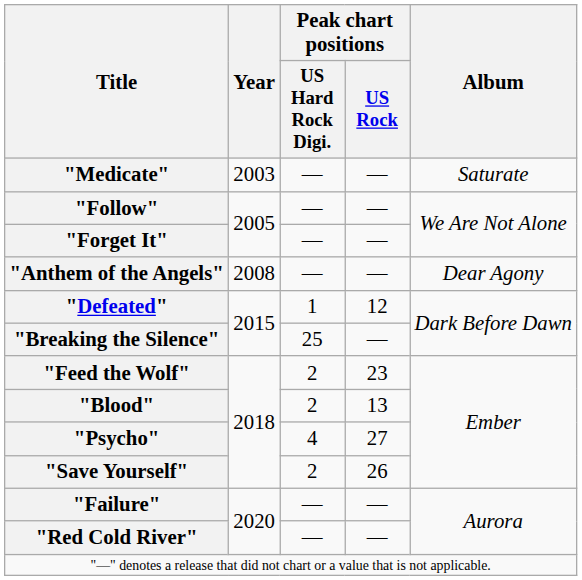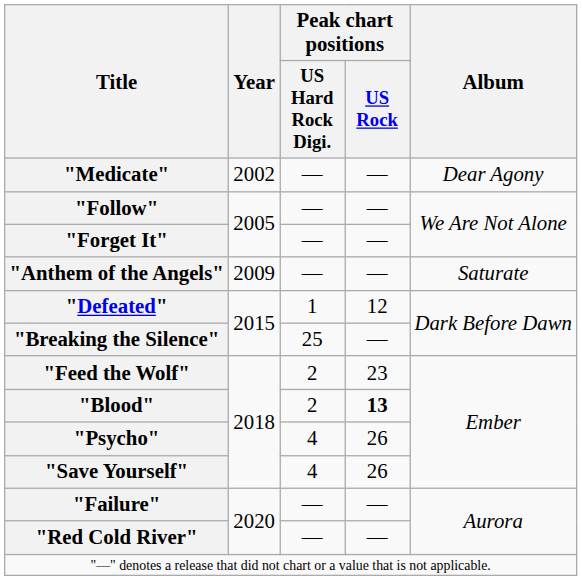(254, 174) 2003 -> (254, 174) 2002
(493, 174) Saturate -> (493, 174) Dear Agony
(254, 273) 2008 -> (254, 273) 2009
(493, 273) Dear Agony -> (493, 273) Saturate
(377, 405) normal -> (377, 405) bold
(377, 438) 27 -> (377, 438) 26
(312, 471) 2 -> (312, 471) 4
